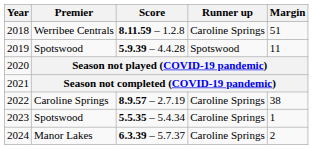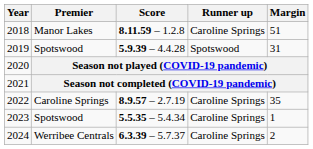(74, 30) Werribee Centrals -> (63, 30) Manor Lakes
(275, 48) 11 -> (275, 48) 31
(275, 100) 38 -> (275, 100) 35
(63, 135) Manor Lakes -> (74, 135) Werribee Centrals
